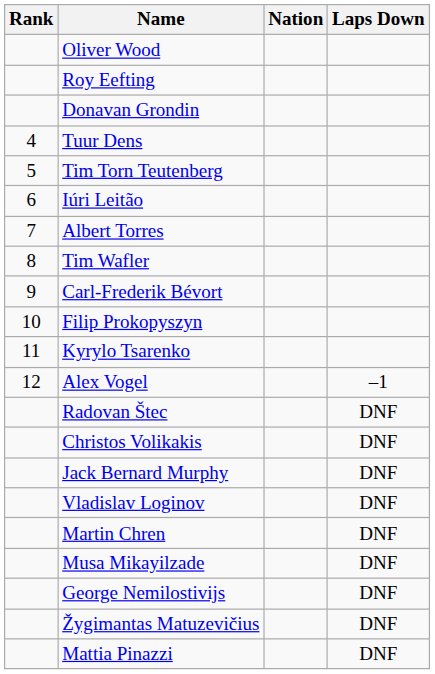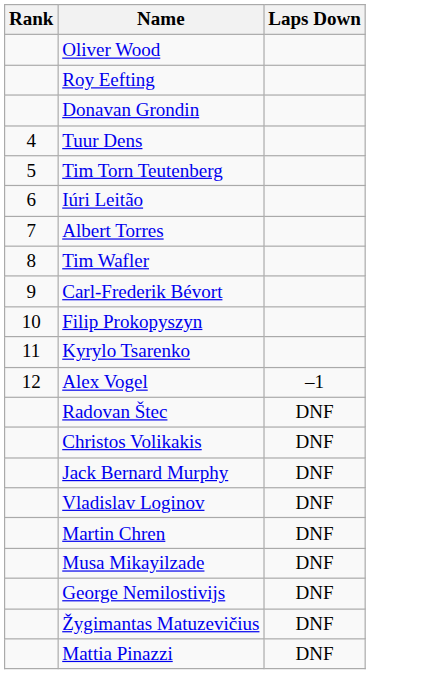- column: (296, 19)
